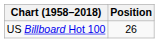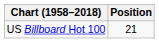(131, 29) 26 -> (131, 29) 21
